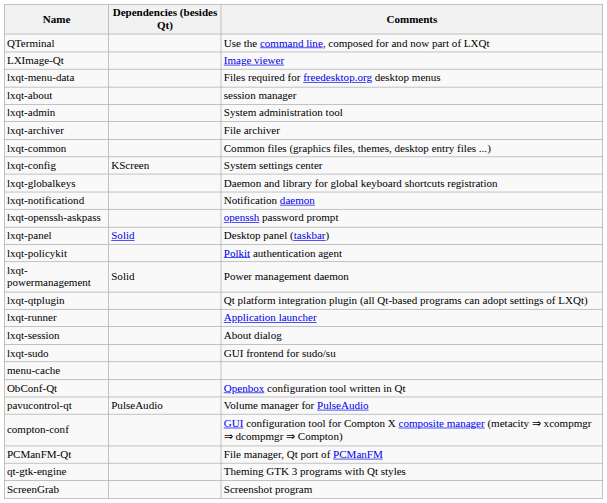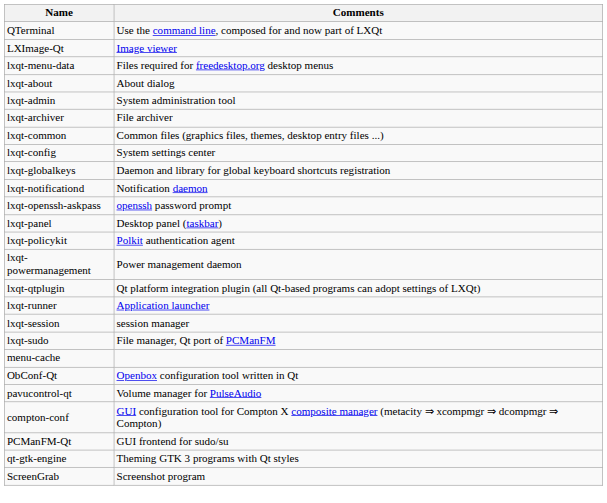- column: (165, 19)
(260, 95) session manager -> (146, 83) About dialog
(253, 335) About dialog -> (153, 323) session manager
(280, 353) GUI frontend for sudo/su -> (196, 340) File manager, Qt port of PCManFM
(303, 454) File manager, Qt port of PCManFM -> (172, 441) GUI frontend for sudo/su
